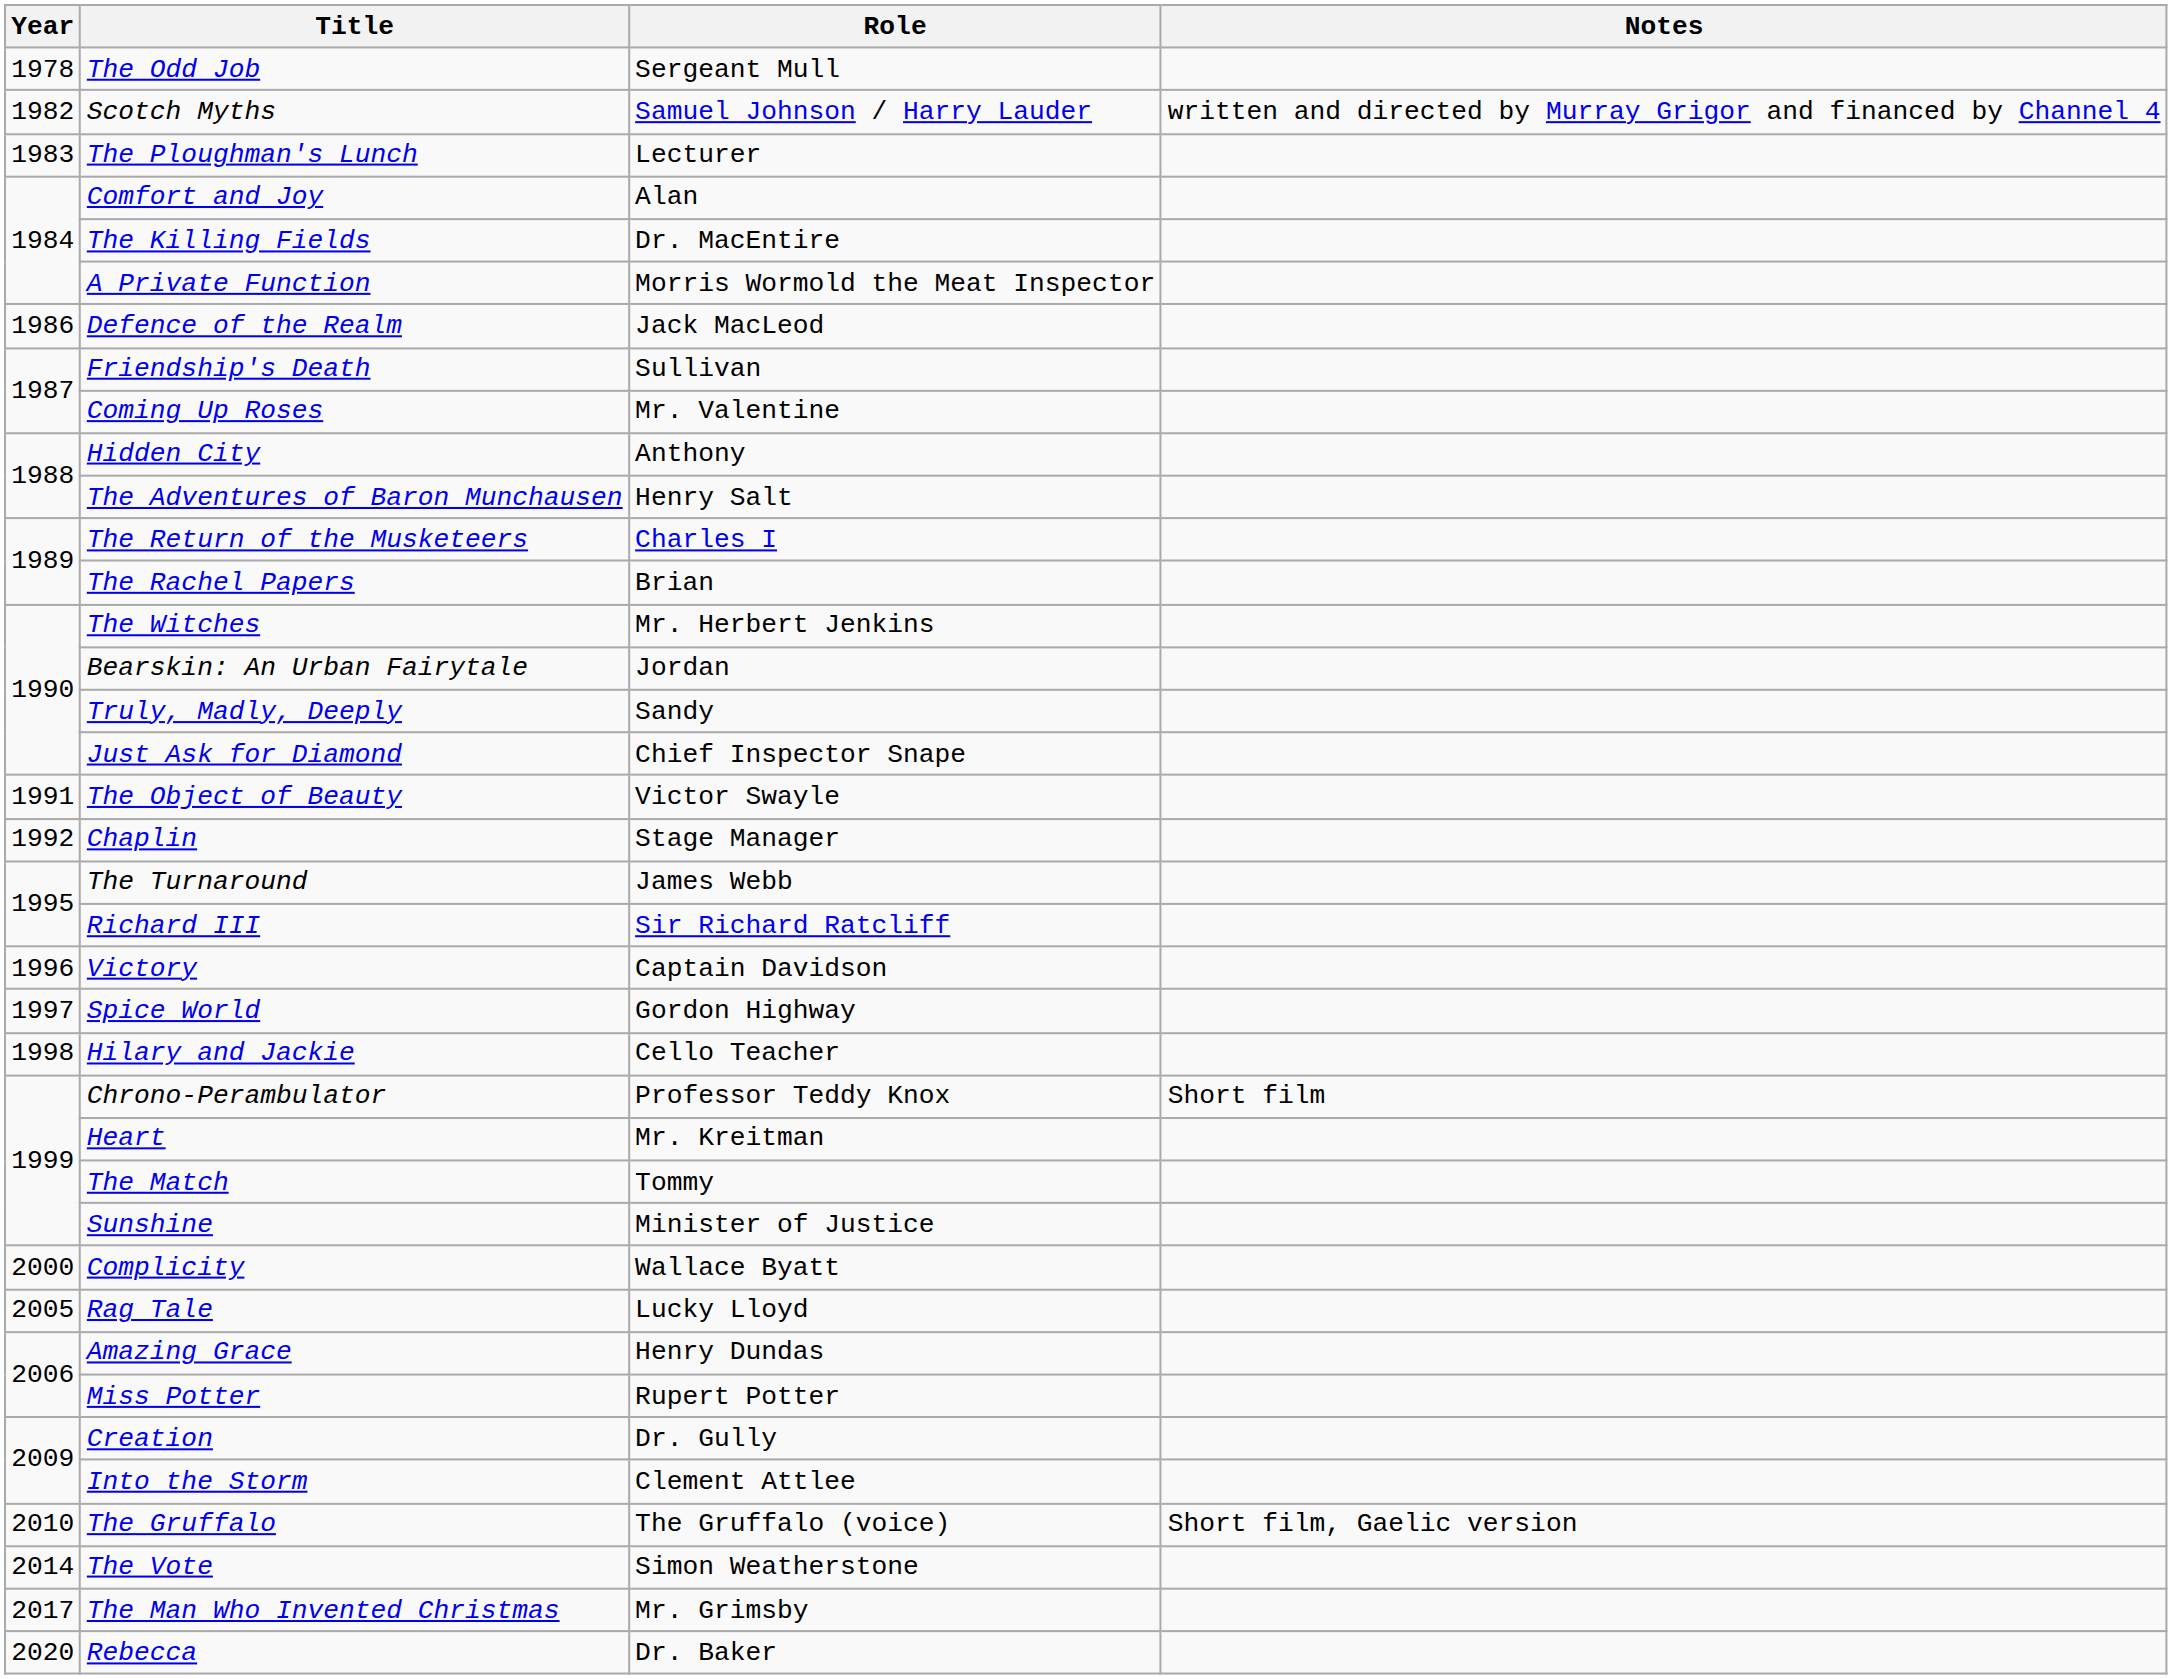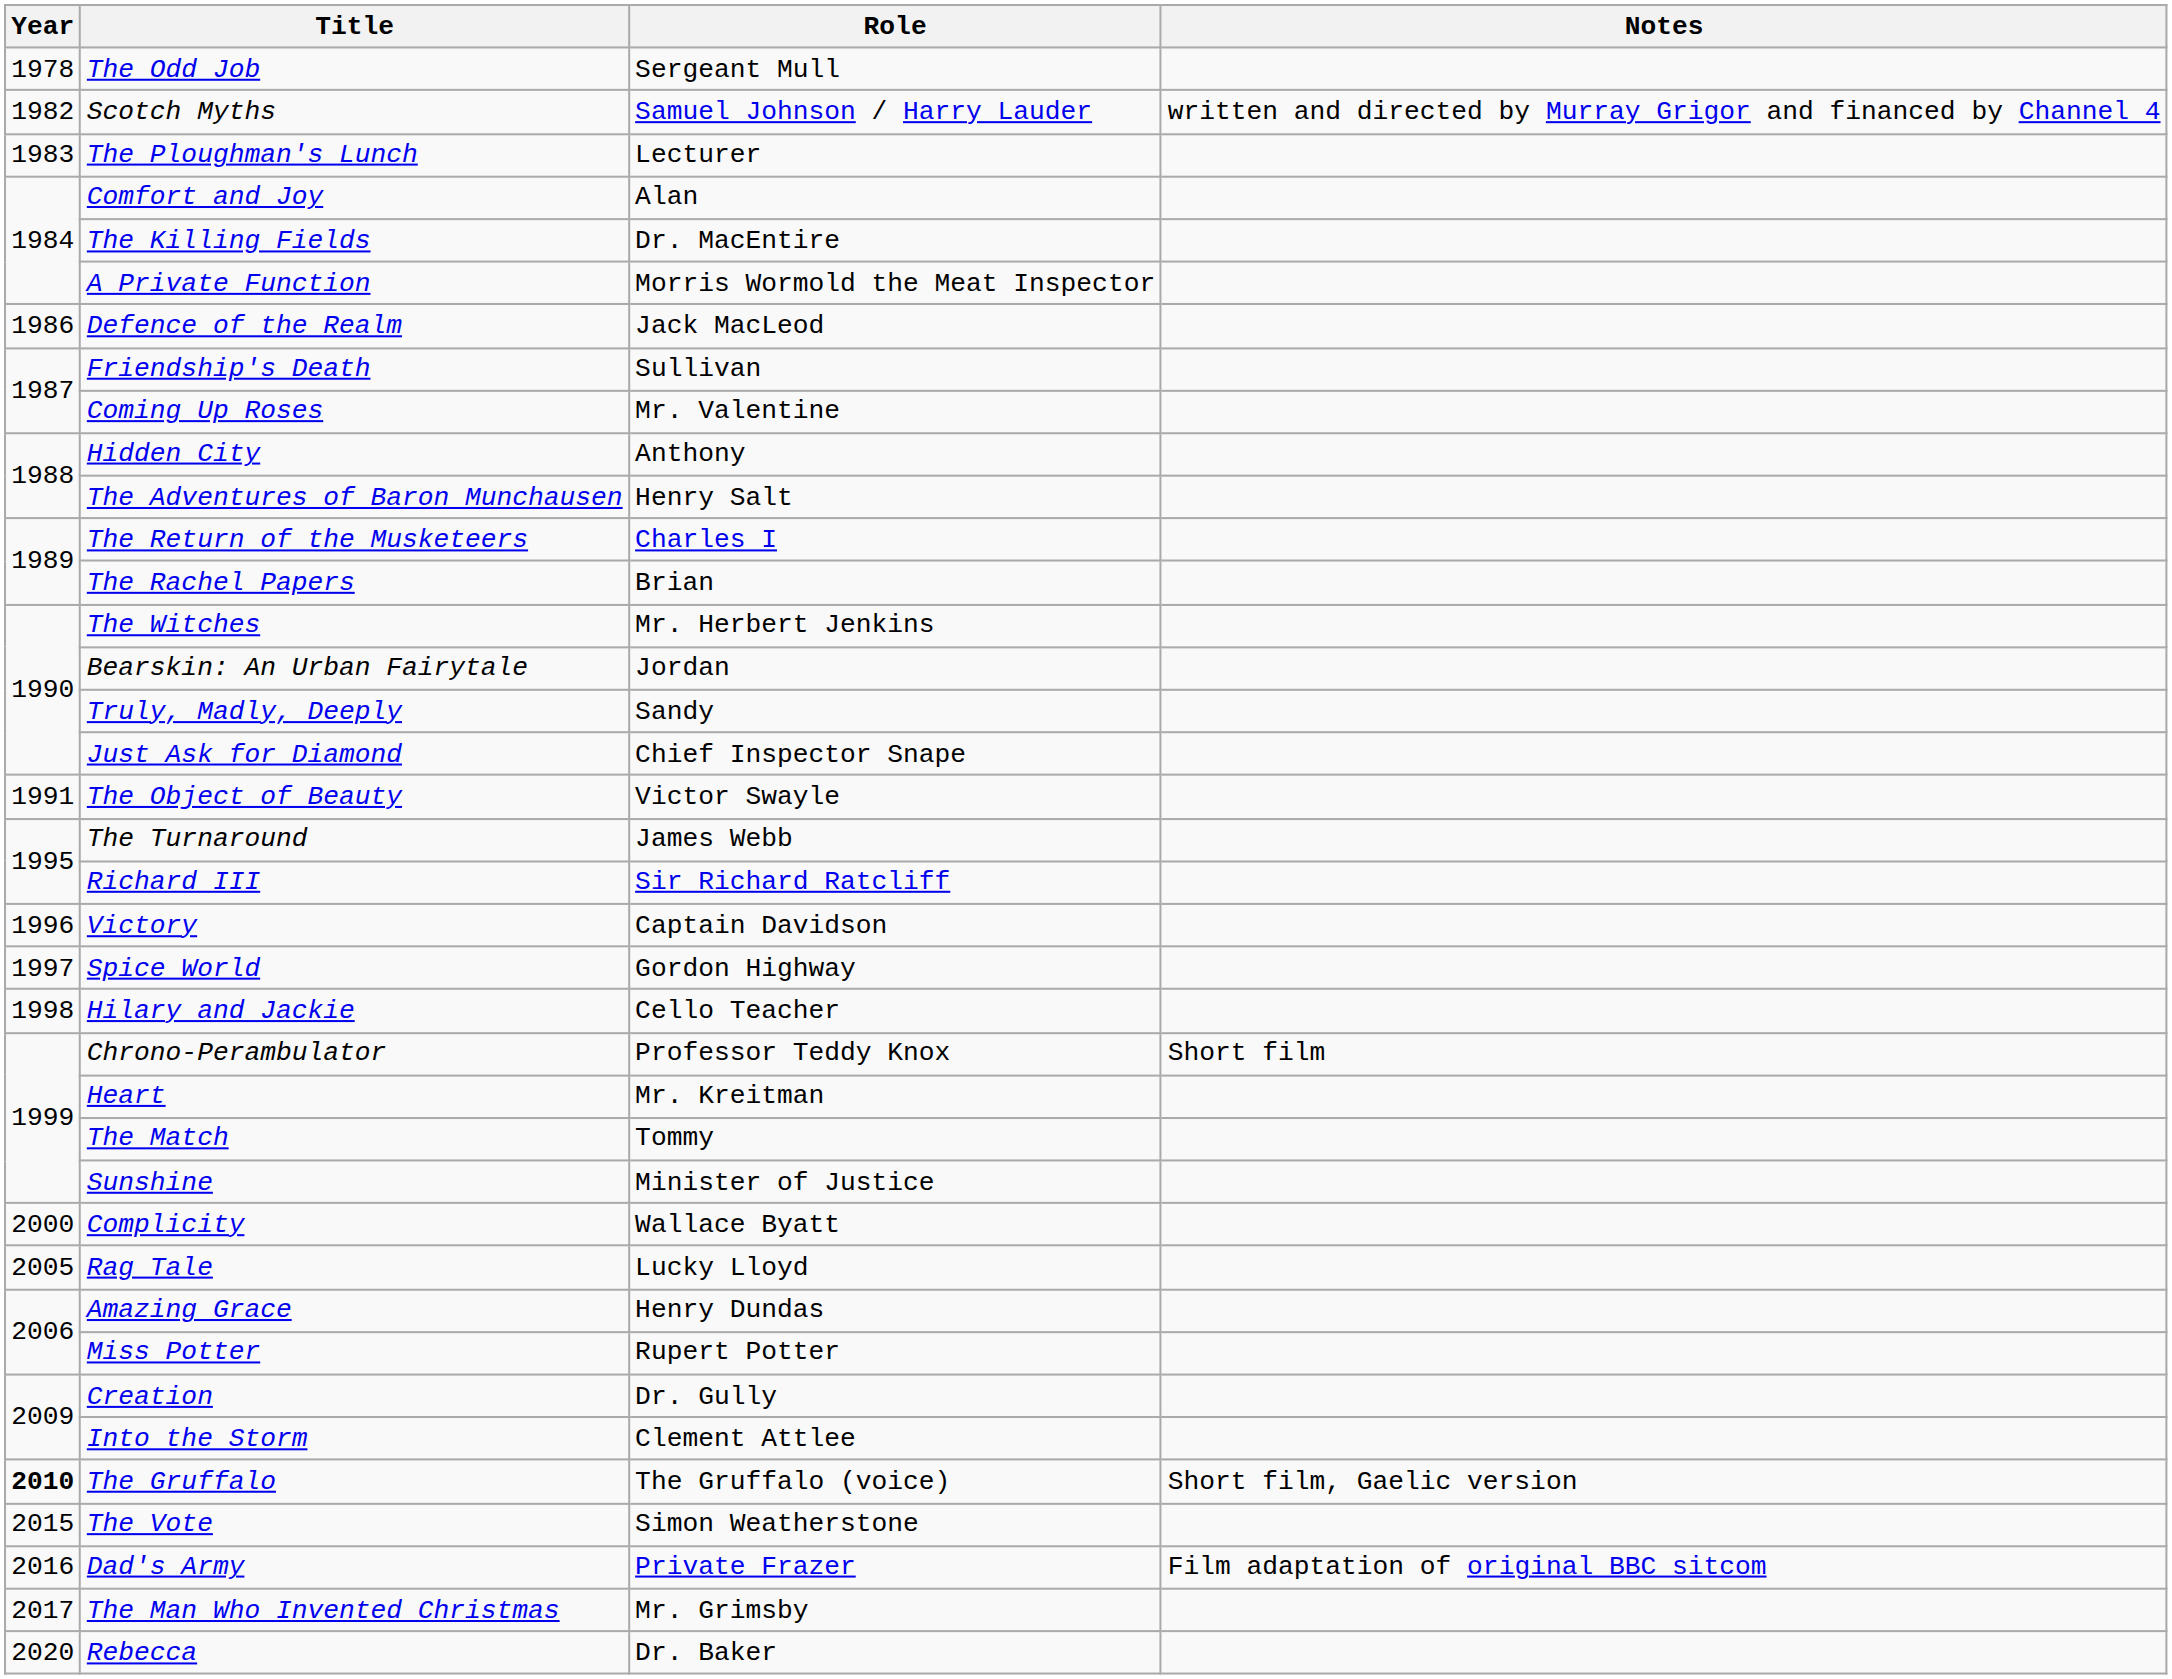- row: (142, 840)
(43, 1524) normal -> (43, 1482) bold
(43, 1567) 2014 -> (43, 1524) 2015
+ row: (166, 1567)
